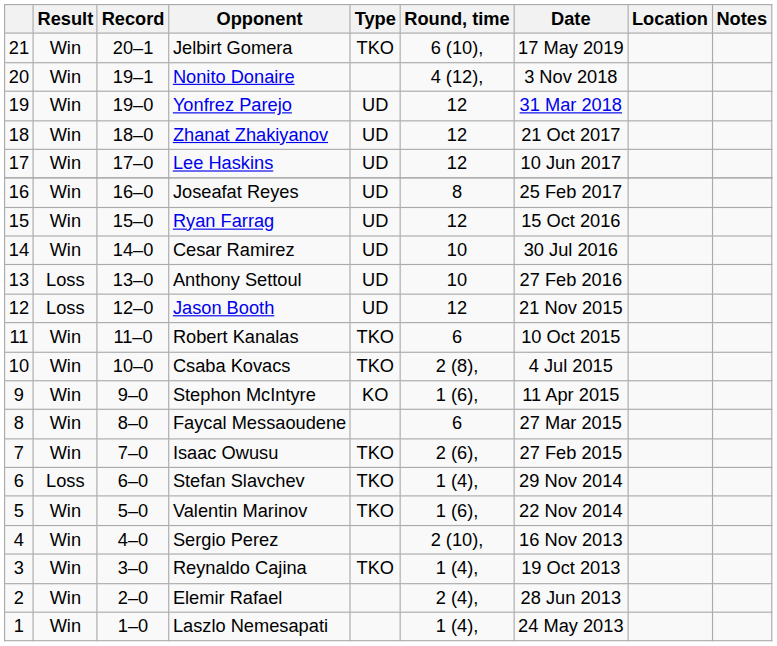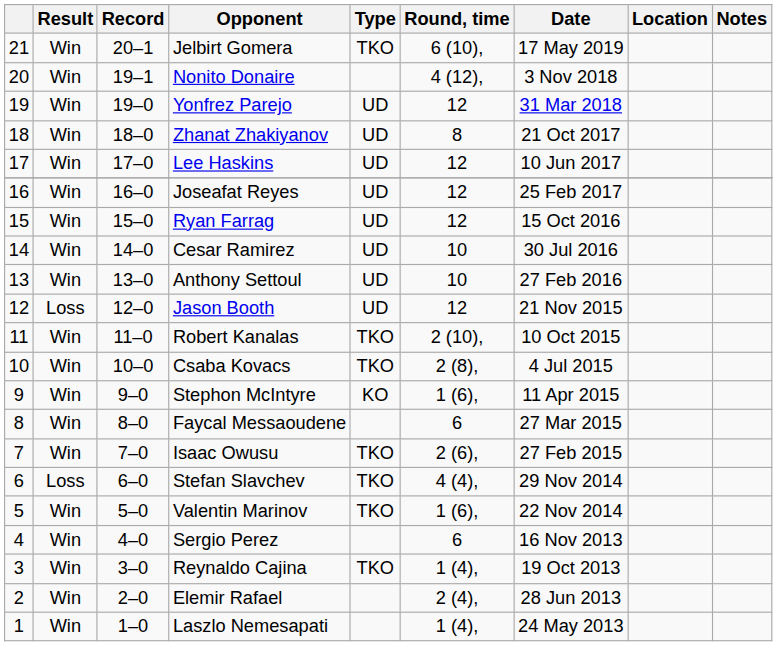(457, 134) 12 -> (457, 134) 8
(457, 192) 8 -> (457, 192) 12
(65, 279) Loss -> (65, 279) Win
(457, 337) 6 -> (457, 337) 2 (10),
(457, 481) 1 (4), -> (457, 481) 4 (4),
(457, 539) 2 (10), -> (457, 539) 6
